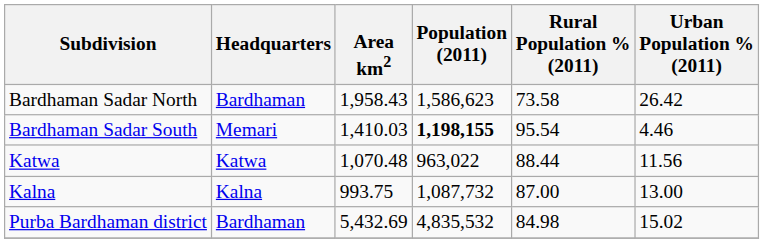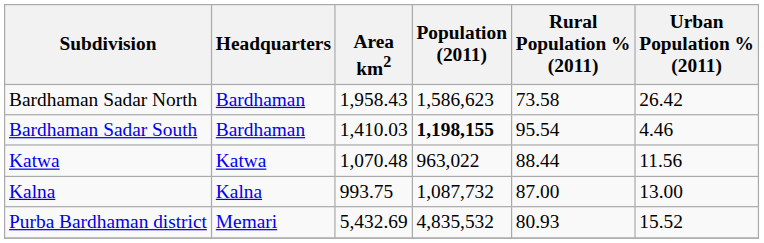(246, 130) Memari -> (260, 130) Bardhaman
(260, 222) Bardhaman -> (246, 222) Memari
(538, 222) 84.98 -> (538, 222) 80.93
(661, 222) 15.02 -> (661, 222) 15.52
